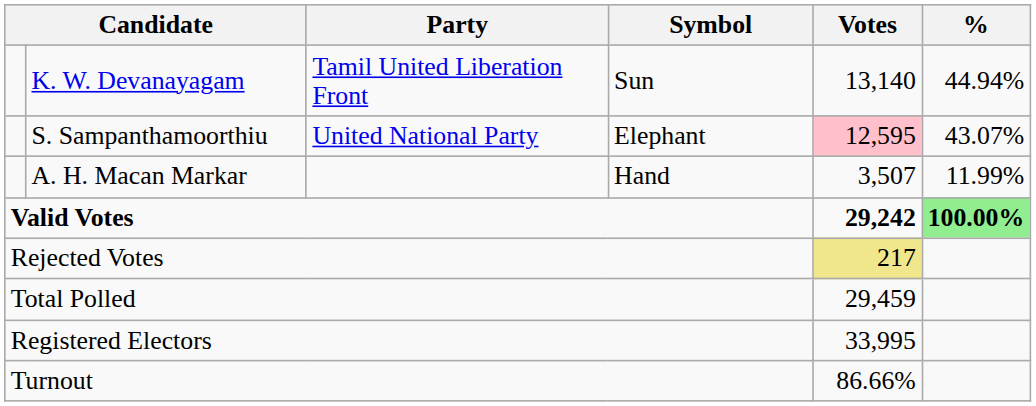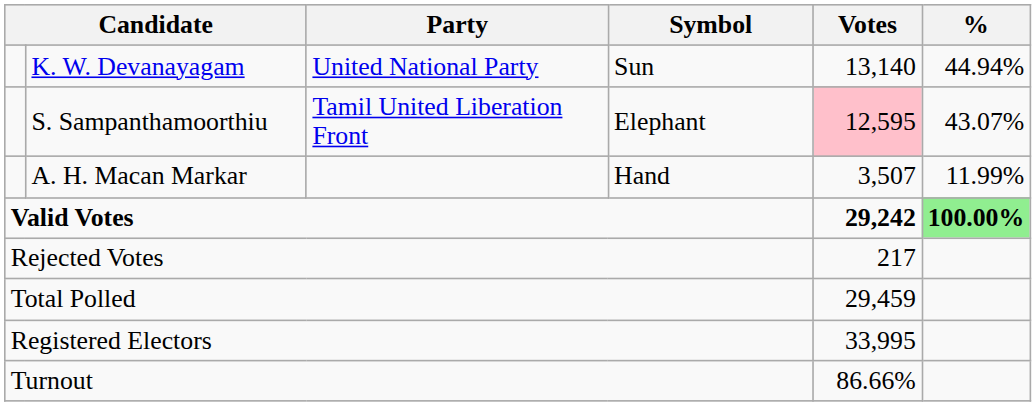(437, 80) Tamil United Liberation Front -> (425, 65) United National Party
(425, 135) United National Party -> (437, 121) Tamil United Liberation Front
(896, 258) khaki background -> (896, 258) no background
